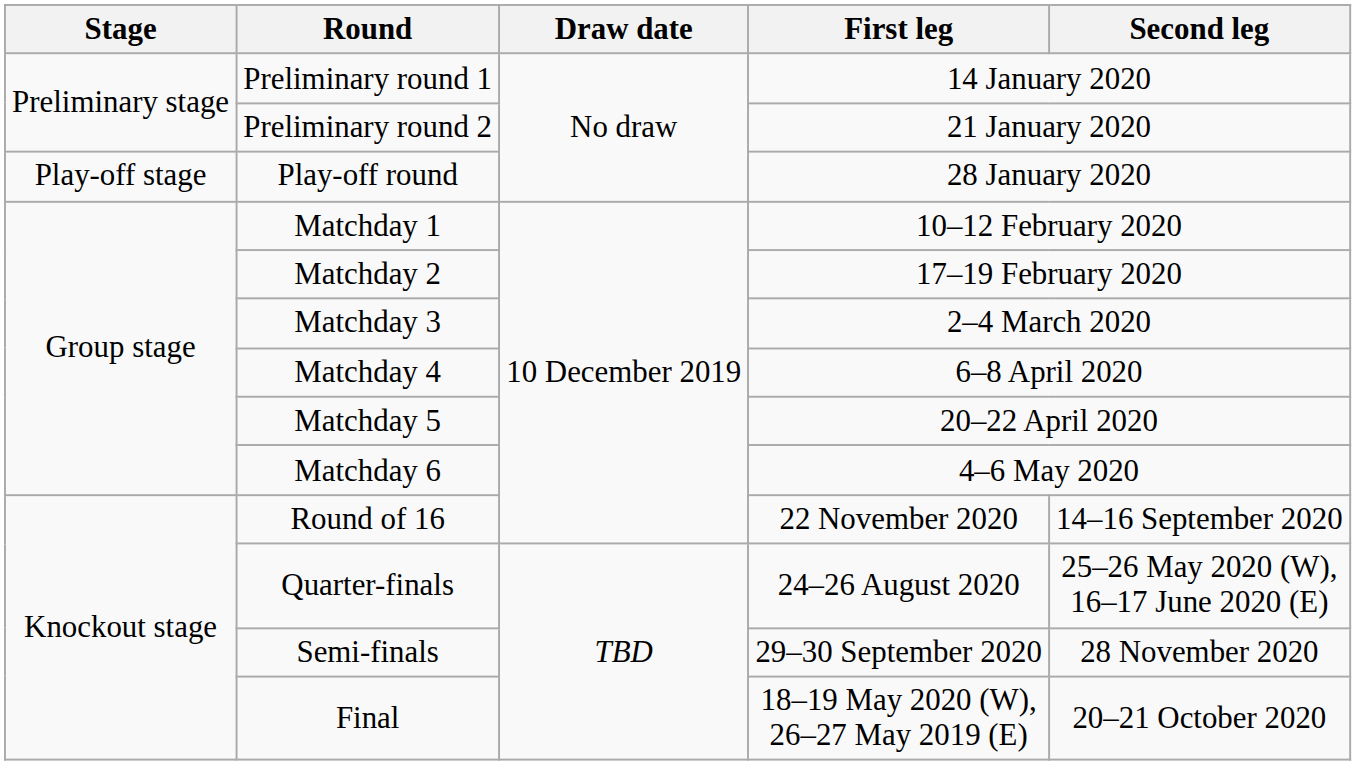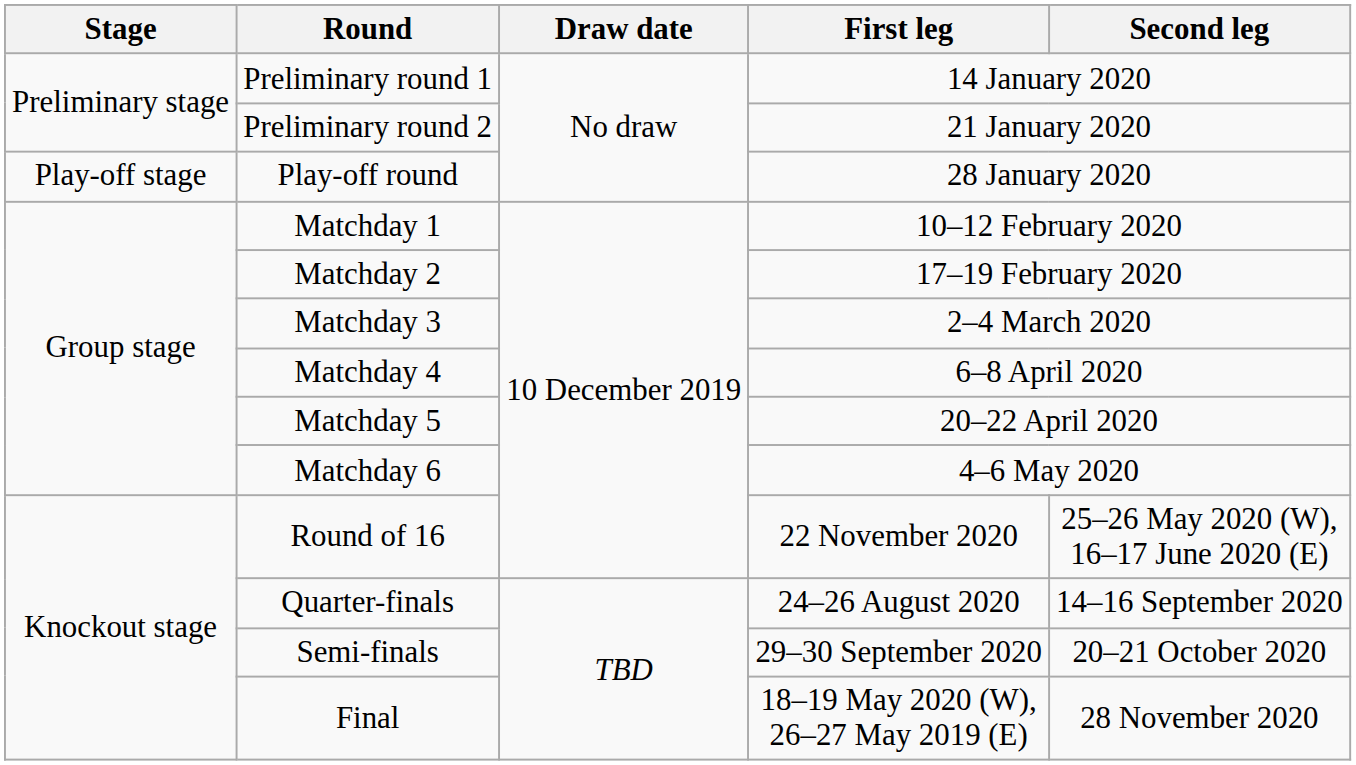(1199, 518) 14–16 September 2020 -> (1199, 536) 25–26 May 2020 (W), 16–17 June 2020 (E)
(1199, 585) 25–26 May 2020 (W), 16–17 June 2020 (E) -> (1199, 602) 14–16 September 2020
(1199, 651) 28 November 2020 -> (1199, 651) 20–21 October 2020
(1199, 717) 20–21 October 2020 -> (1199, 717) 28 November 2020
